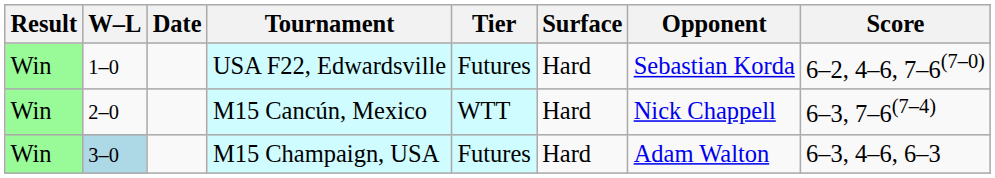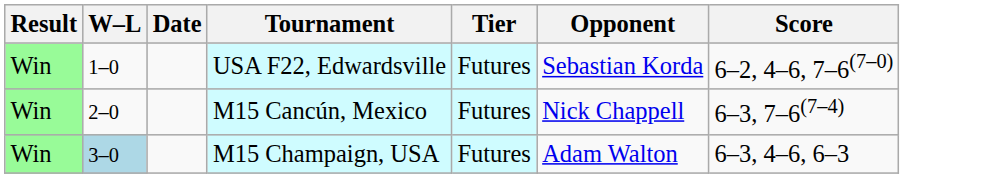- column: (582, 23)
(484, 111) WTT -> (494, 111) Futures
